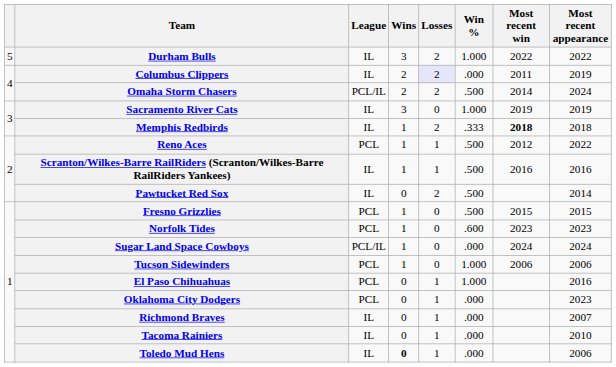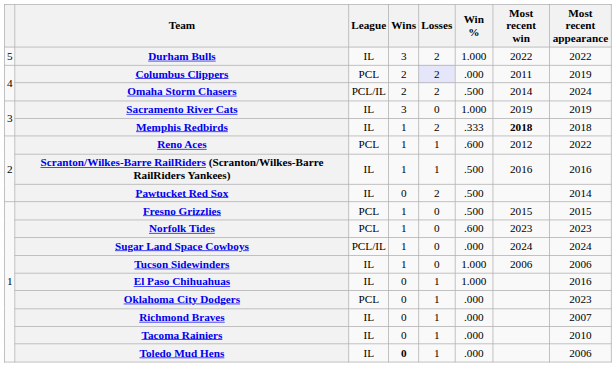(369, 74) IL -> (369, 74) PCL
(474, 145) .500 -> (474, 145) .600
(369, 264) PCL -> (369, 264) IL
(369, 282) PCL -> (369, 282) IL
